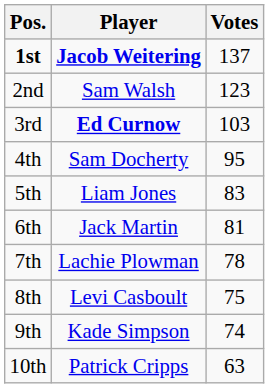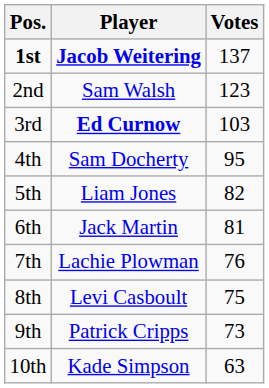(234, 193) 83 -> (234, 193) 82
(234, 262) 78 -> (234, 262) 76
(129, 330) Kade Simpson -> (129, 330) Patrick Cripps
(234, 330) 74 -> (234, 330) 73
(129, 365) Patrick Cripps -> (129, 365) Kade Simpson
